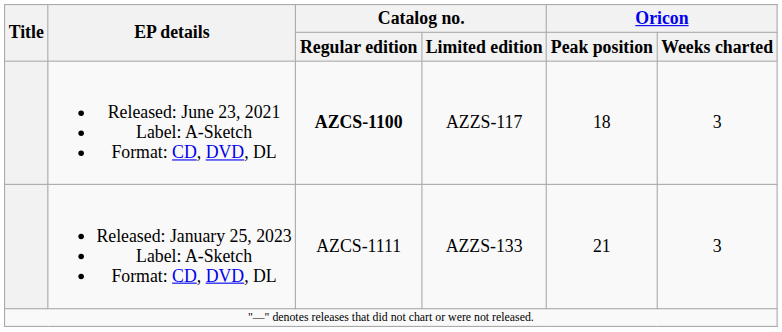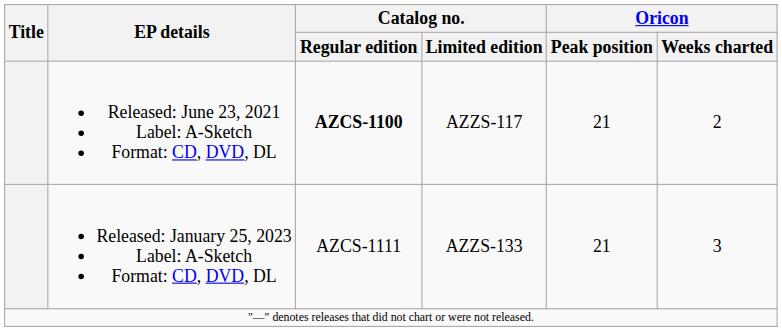(602, 122) 18 -> (602, 122) 21
(717, 122) 3 -> (717, 122) 2
